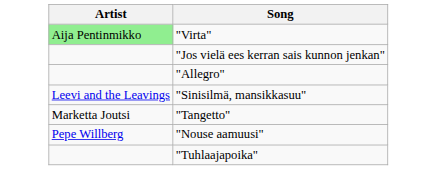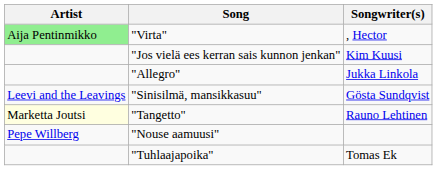+ column: (388, 14)
(91, 114) no background -> (46, 114) lightyellow background
